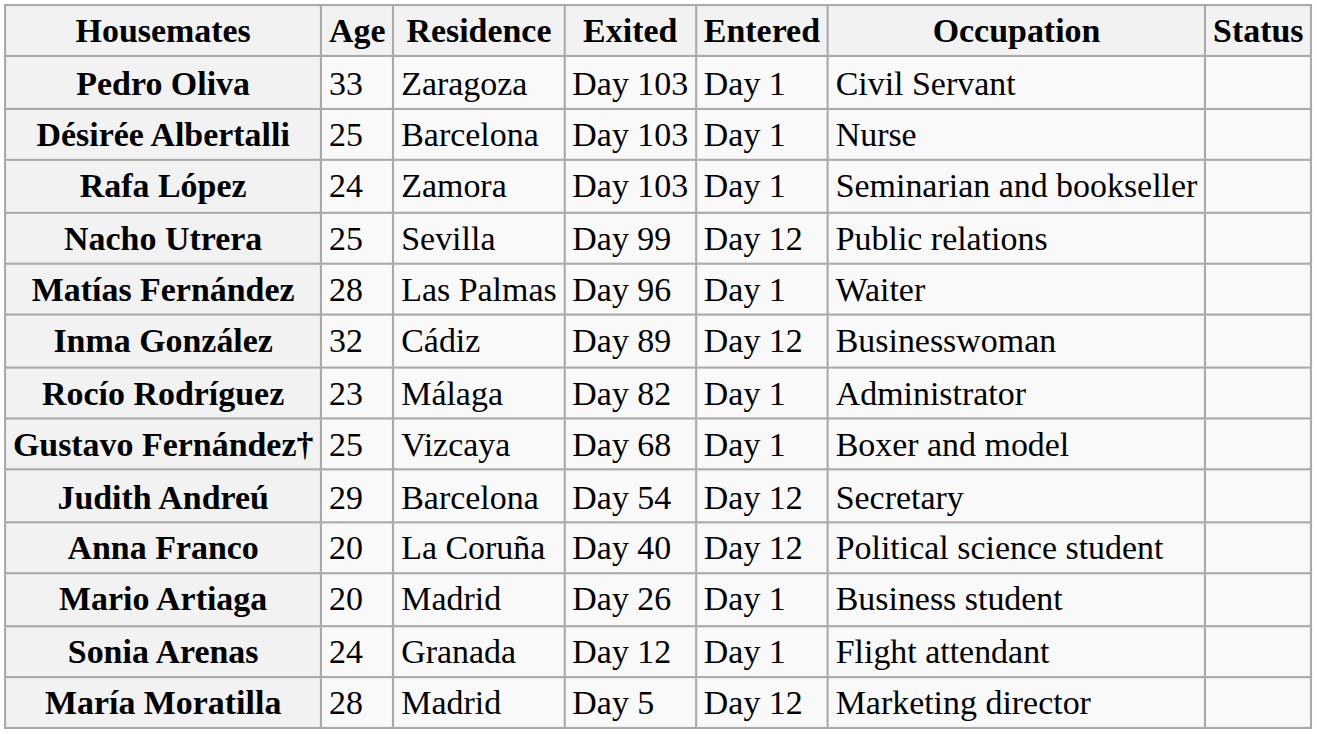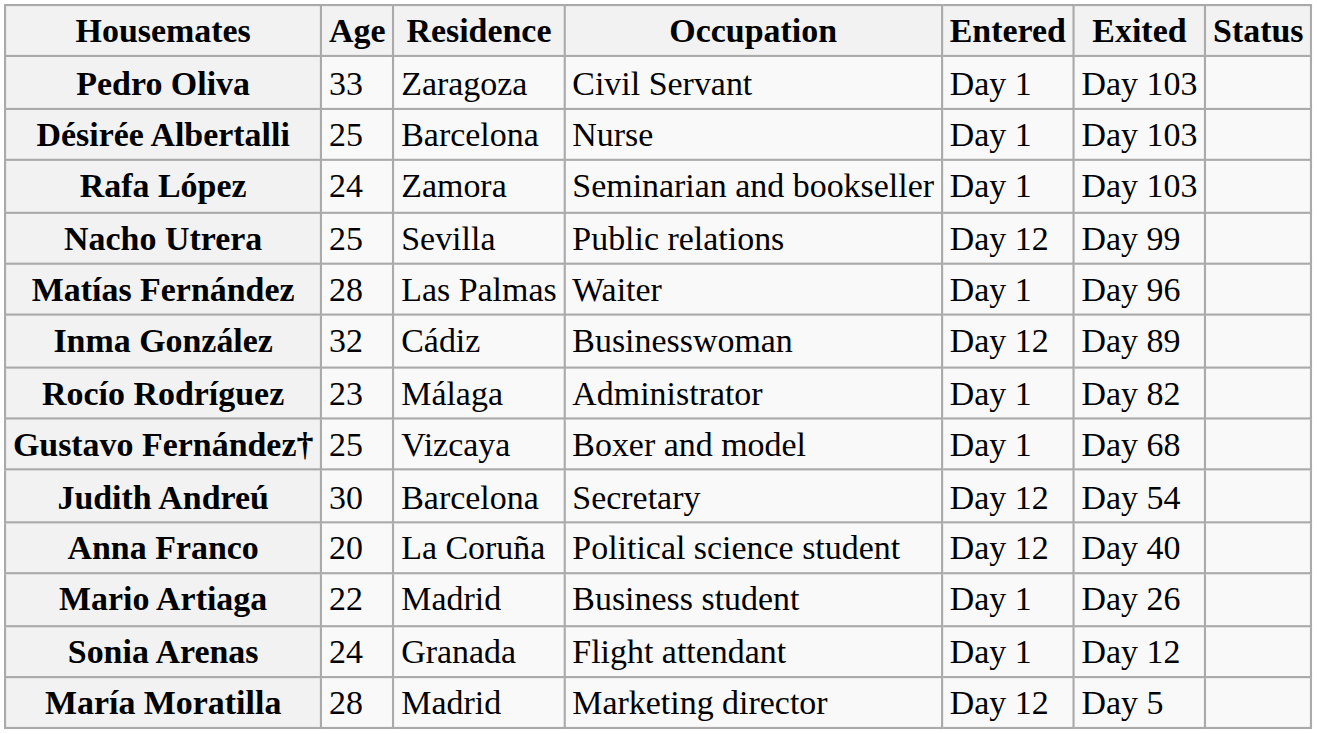columns swapped: (1017, 31) <-> (630, 31)
(346, 496) 29 -> (346, 496) 30
(346, 599) 20 -> (346, 599) 22
